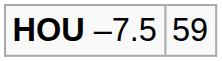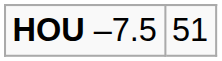(190, 30) 59 -> (190, 30) 51
